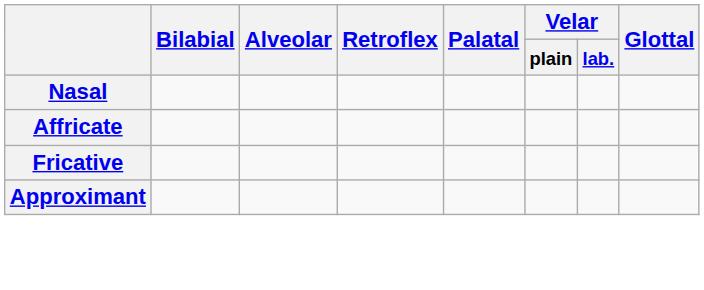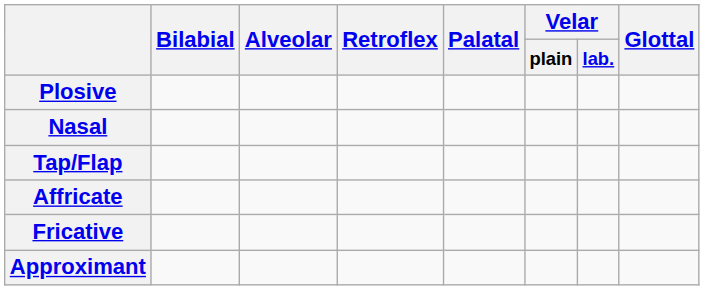+ row: (78, 92)
+ row: (78, 162)
